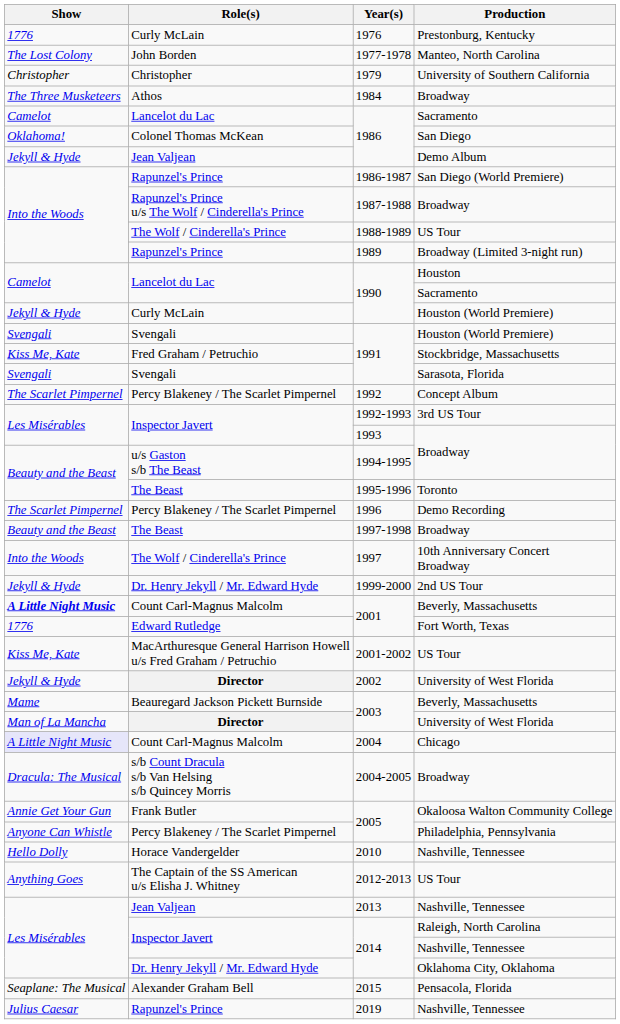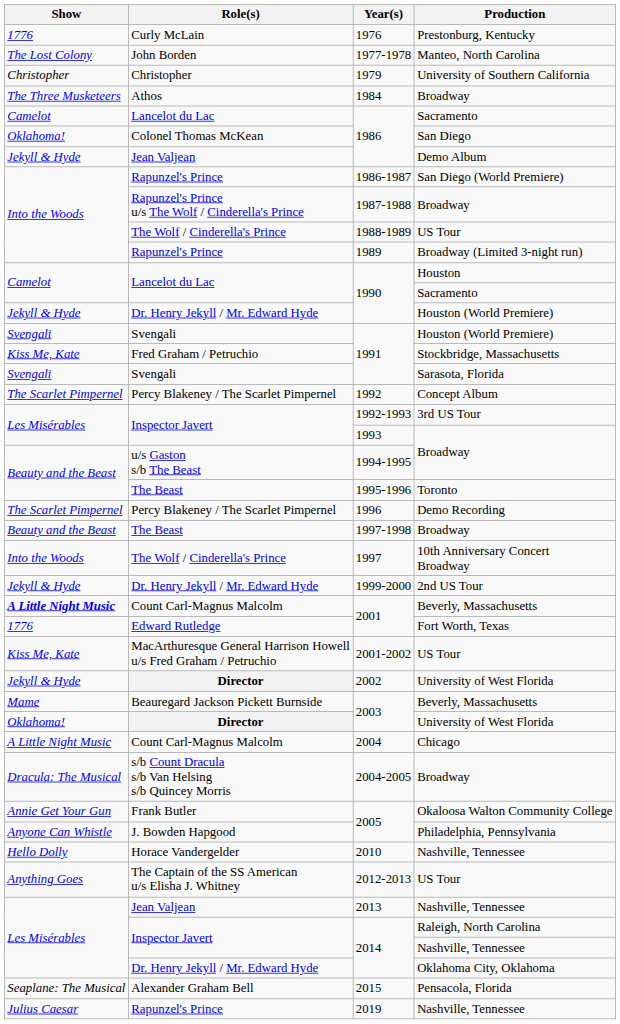(168, 313) Curly McLain -> (225, 313) Dr. Henry Jekyll / Mr. Edward Hyde
(57, 721) Man of La Mancha -> (36, 721) Oklahoma!
(59, 742) lavender background -> (59, 742) no background
(234, 831) Percy Blakeney / The Scarlet Pimpernel -> (183, 831) J. Bowden Hapgood
